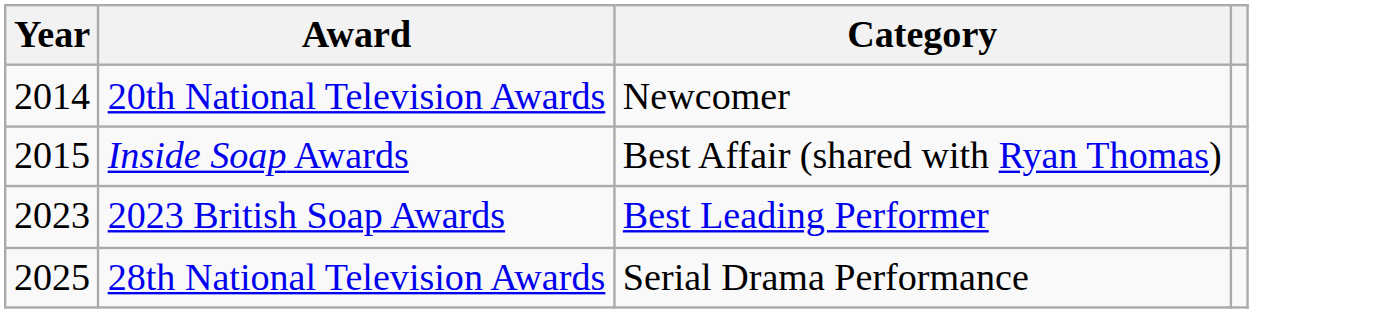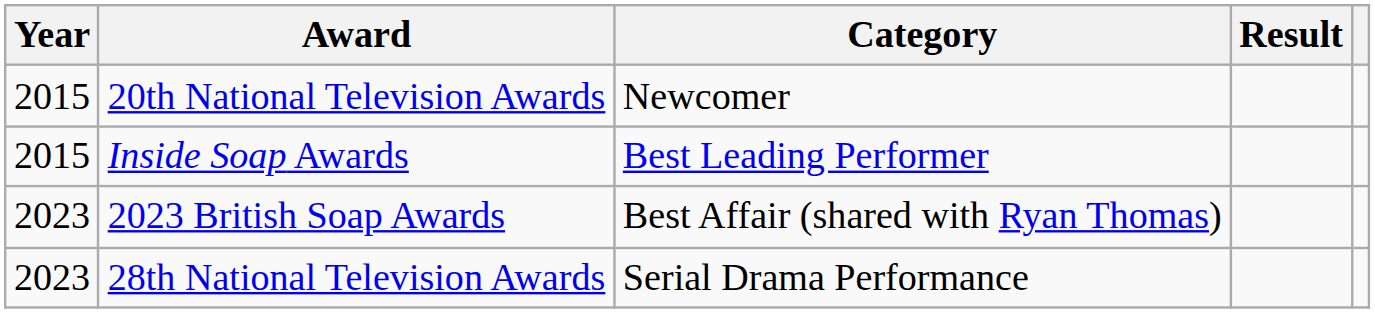+ column: (1291, 34)
(52, 95) 2014 -> (52, 95) 2015
(922, 155) Best Affair (shared with Ryan Thomas) -> (806, 155) Best Leading Performer
(806, 215) Best Leading Performer -> (922, 215) Best Affair (shared with Ryan Thomas)
(52, 276) 2025 -> (52, 276) 2023
